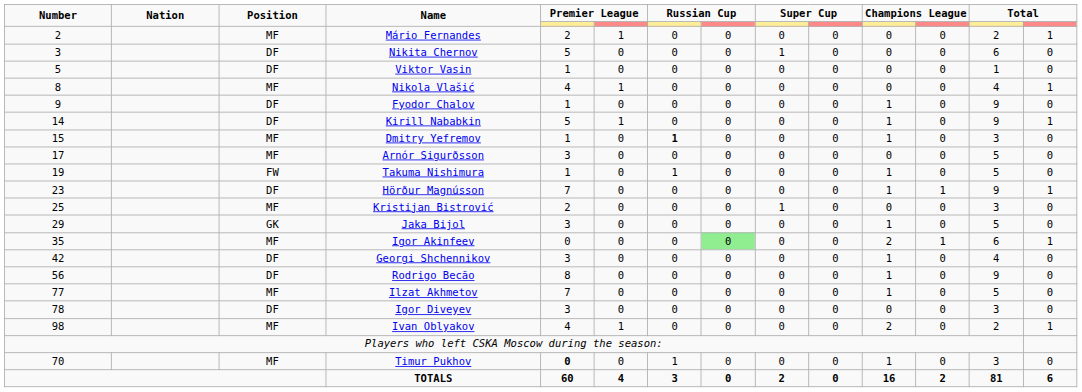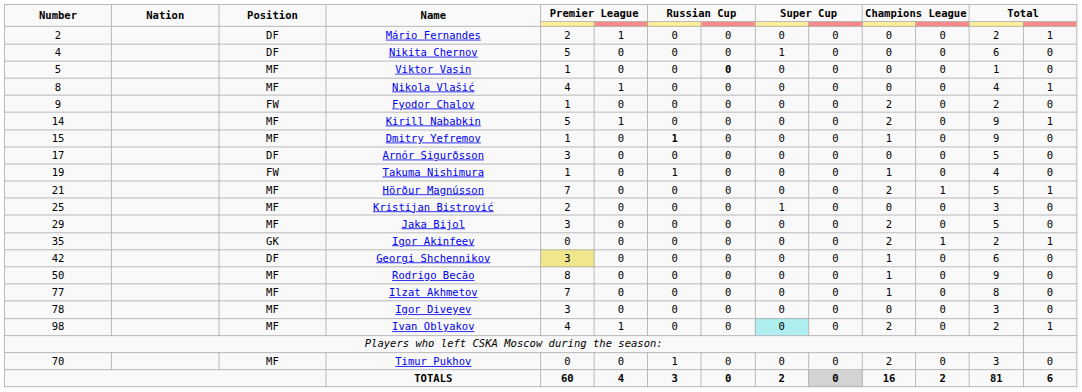(272, 35) MF -> (272, 35) DF
(58, 52) 3 -> (58, 52) 4
(272, 69) DF -> (272, 69) MF
(728, 69) normal -> (728, 69) bold
(272, 104) DF -> (272, 104) FW
(889, 104) 1 -> (889, 104) 2
(996, 104) 9 -> (996, 104) 2
(272, 121) DF -> (272, 121) MF
(889, 121) 1 -> (889, 121) 2
(996, 138) 3 -> (996, 138) 9
(272, 155) MF -> (272, 155) DF
(996, 172) 5 -> (996, 172) 4
(58, 190) 23 -> (58, 190) 21
(272, 190) DF -> (272, 190) MF
(889, 190) 1 -> (889, 190) 2
(996, 190) 9 -> (996, 190) 5
(272, 224) GK -> (272, 224) MF
(889, 224) 1 -> (889, 224) 2
(272, 241) MF -> (272, 241) GK
(728, 241) lightgreen background -> (728, 241) no background
(996, 241) 6 -> (996, 241) 2
(567, 258) no background -> (567, 258) khaki background
(996, 258) 4 -> (996, 258) 6
(58, 275) 56 -> (58, 275) 50
(272, 275) DF -> (272, 275) MF
(996, 293) 5 -> (996, 293) 8
(272, 310) DF -> (272, 310) MF
(782, 327) no background -> (782, 327) paleturquoise background
(567, 361) bold -> (567, 361) normal
(889, 361) 1 -> (889, 361) 2
(835, 378) no background -> (835, 378) lightgrey background
